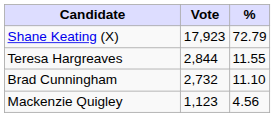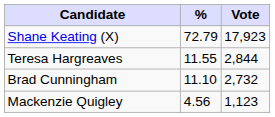columns swapped: (205, 15) <-> (250, 15)
